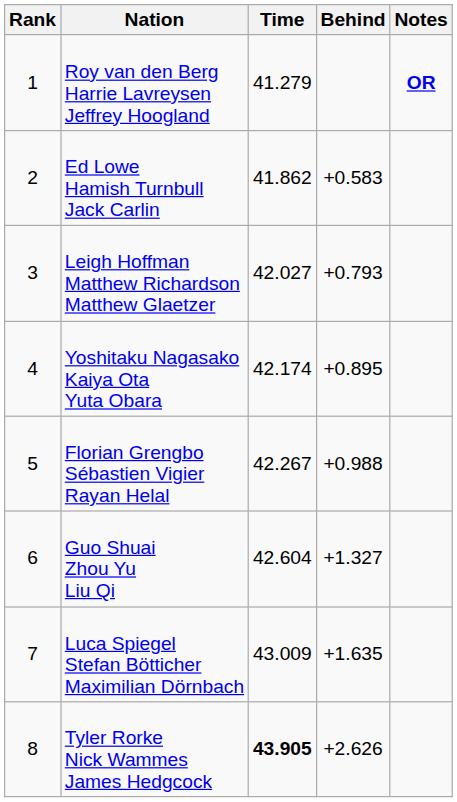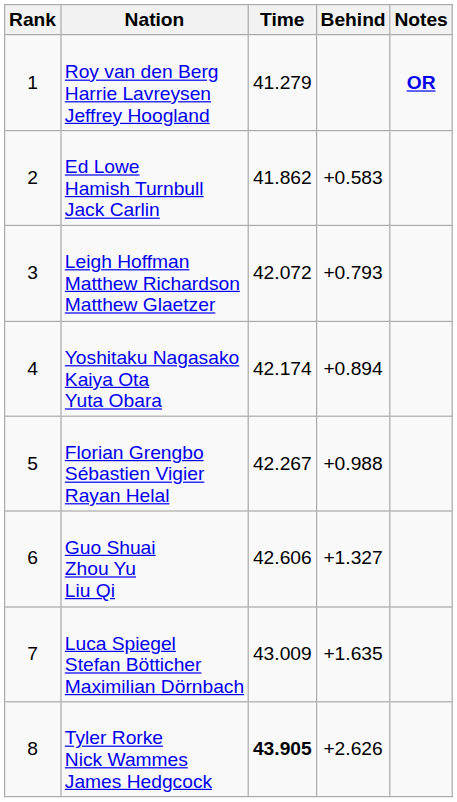(282, 273) 42.027 -> (282, 273) 42.072
(353, 368) +0.895 -> (353, 368) +0.894
(282, 558) 42.604 -> (282, 558) 42.606
